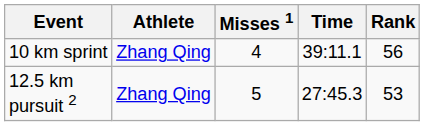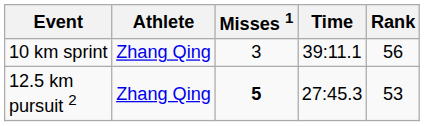(256, 53) 4 -> (256, 53) 3
(256, 94) normal -> (256, 94) bold
